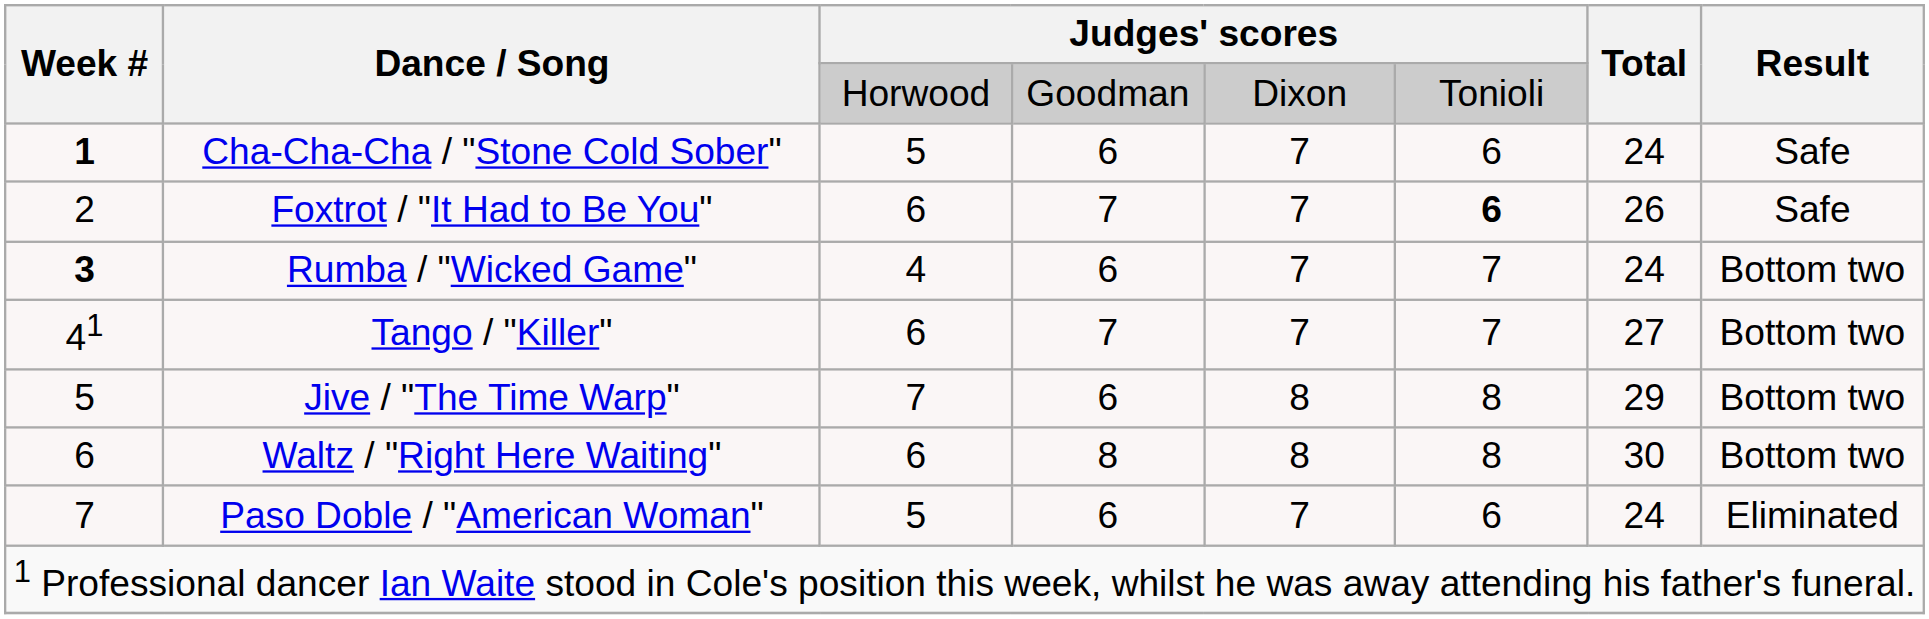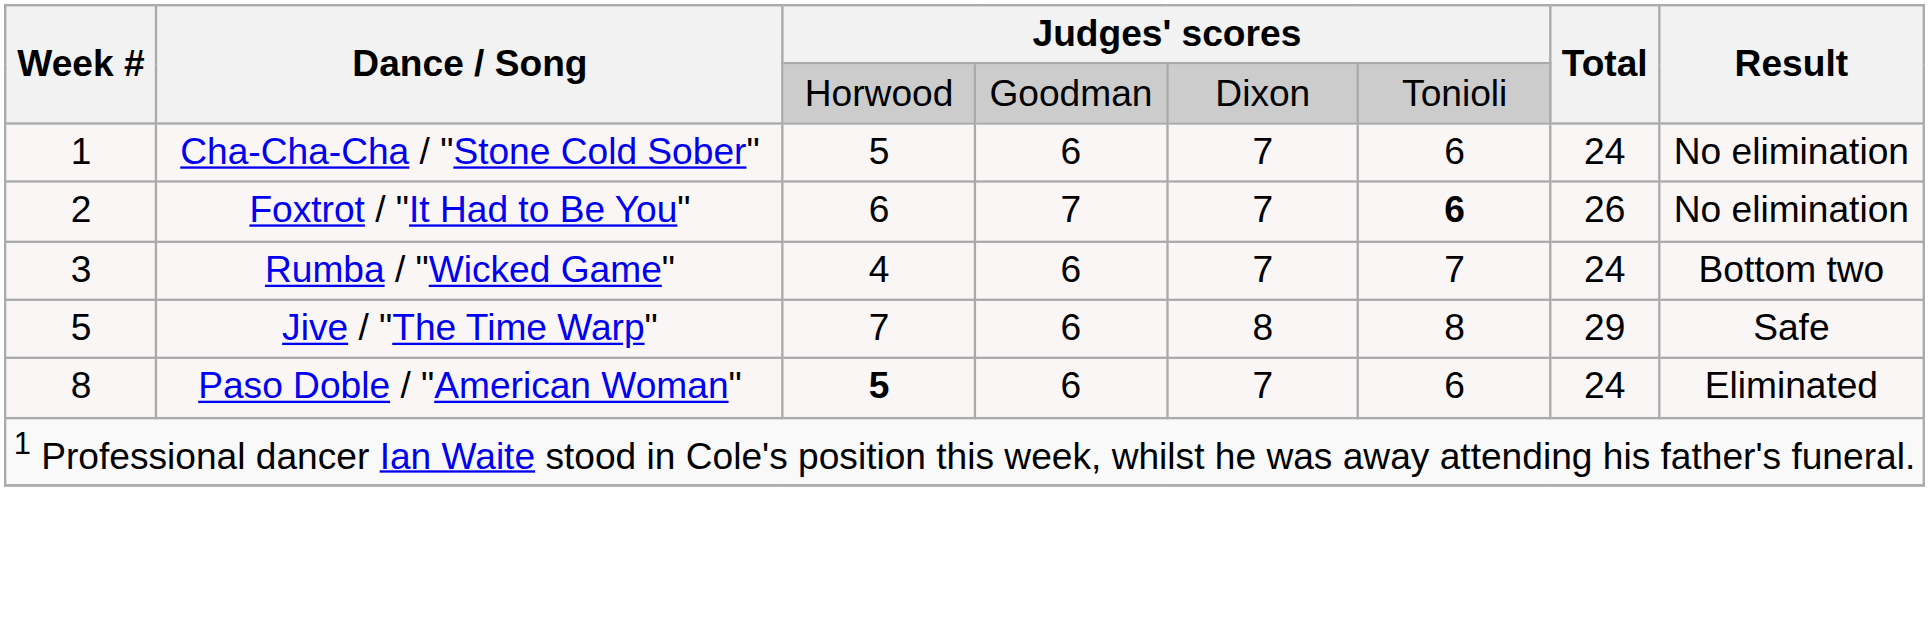(85, 151) bold -> (81, 151) normal
(1812, 151) Safe -> (1791, 151) No elimination
(1812, 210) Safe -> (1791, 210) No elimination
(85, 269) bold -> (81, 269) normal
- row: (492, 333)
(1812, 397) Bottom two -> (1791, 328) Safe
- row: (492, 456)
(85, 514) 7 -> (81, 387) 8
(916, 514) normal -> (879, 387) bold
